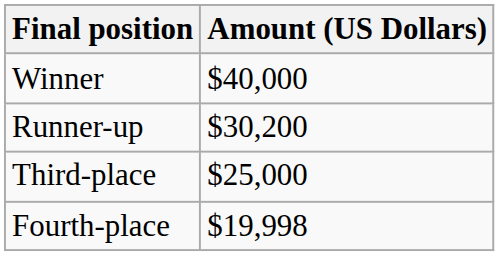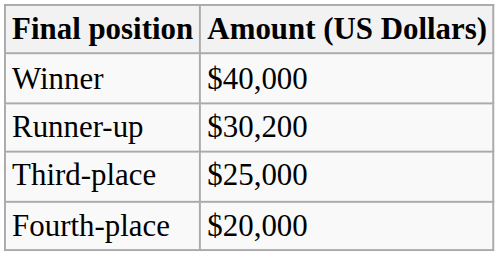(258, 224) $19,998 -> (258, 224) $20,000
